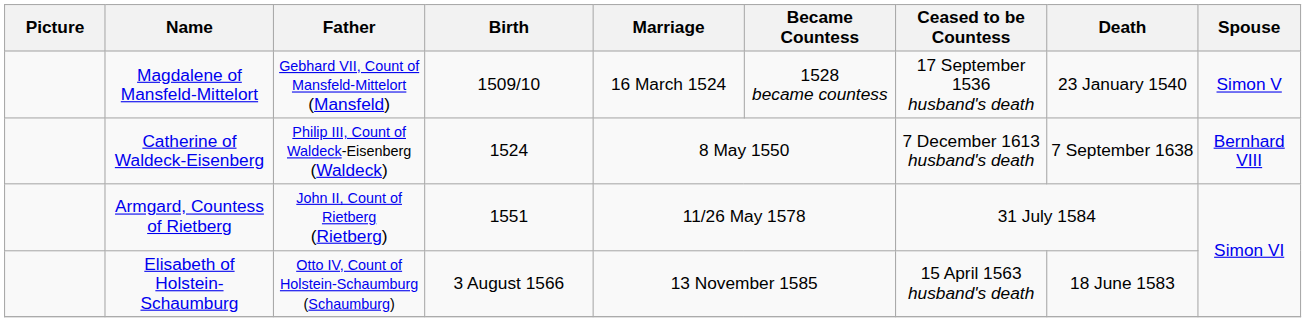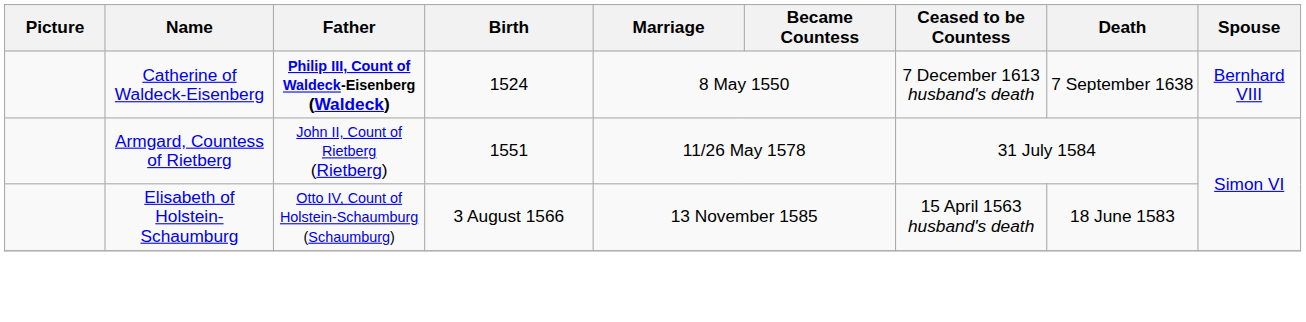- row: (189, 84)
(349, 151) normal -> (349, 84) bold
